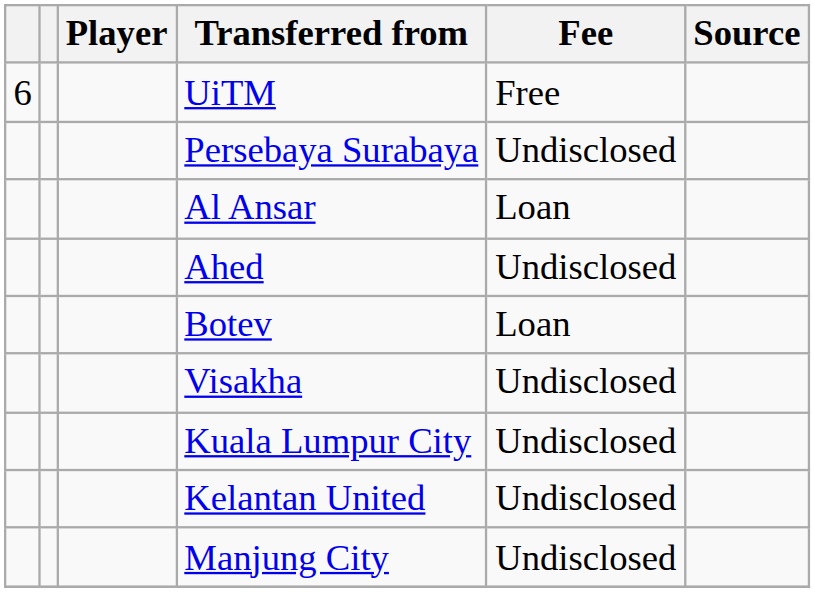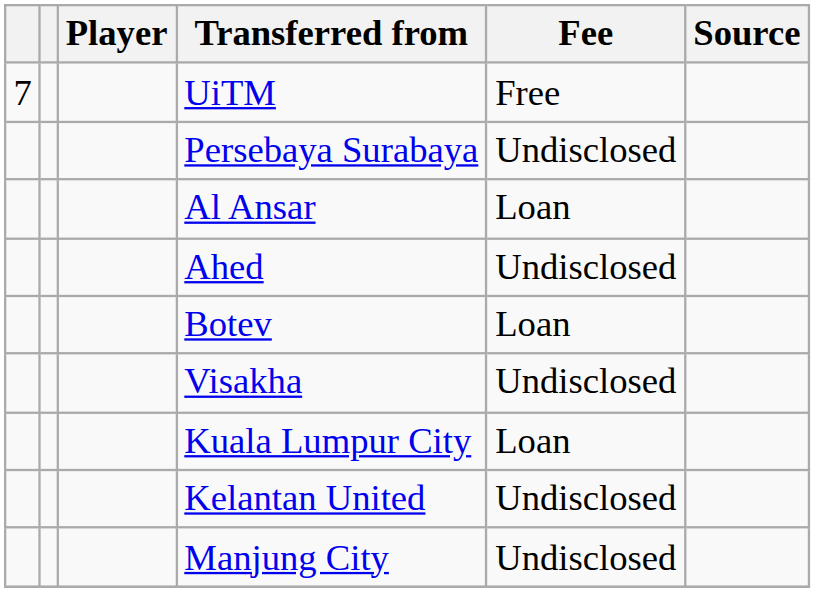(23, 91) 6 -> (23, 91) 7
(586, 440) Undisclosed -> (533, 440) Loan
